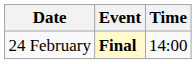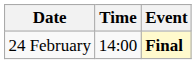columns swapped: (168, 17) <-> (120, 17)
